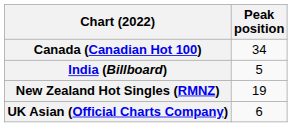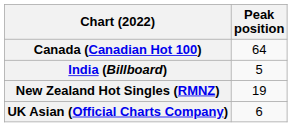(259, 49) 34 -> (259, 49) 64
